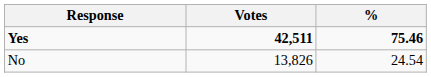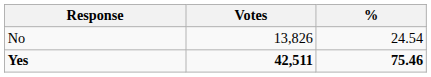rows swapped: (18, 38) <-> (16, 60)
